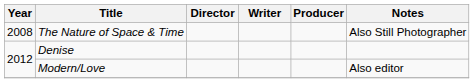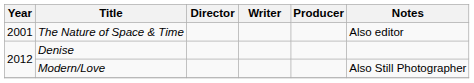(20, 31) 2008 -> (20, 31) 2001
(408, 31) Also Still Photographer -> (376, 31) Also editor
(376, 68) Also editor -> (408, 68) Also Still Photographer
